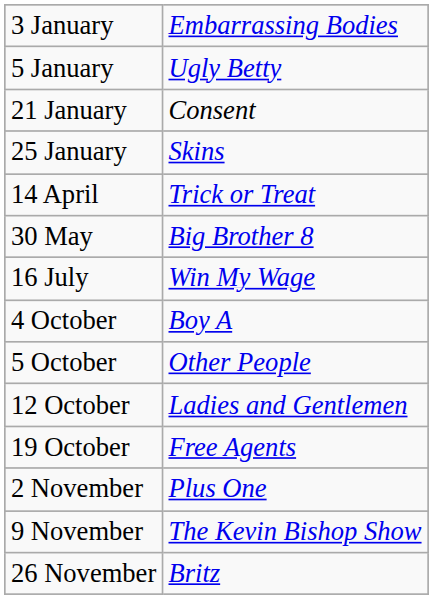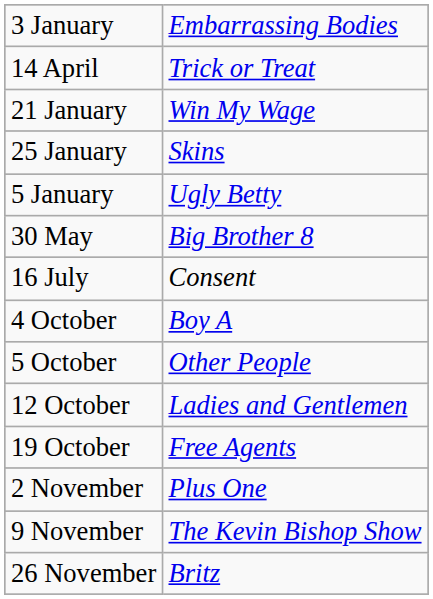rows swapped: (62, 67) <-> (55, 194)
(212, 109) Consent -> (242, 109) Win My Wage
(242, 278) Win My Wage -> (212, 278) Consent
